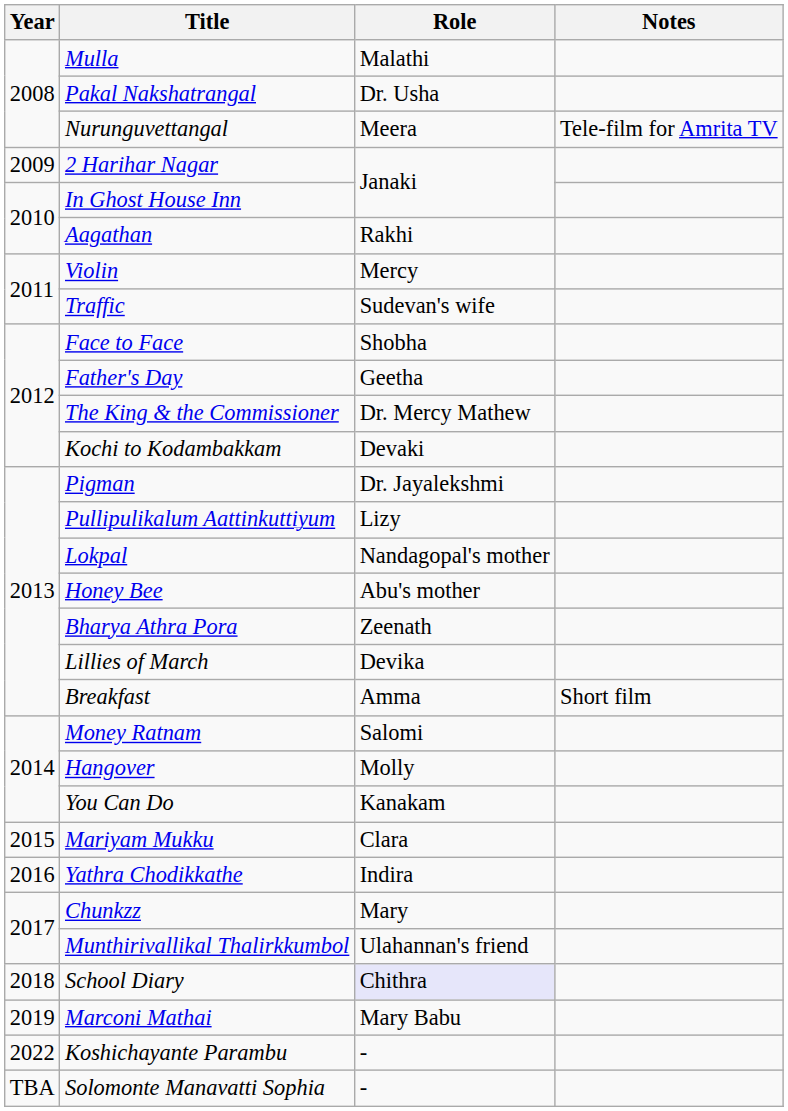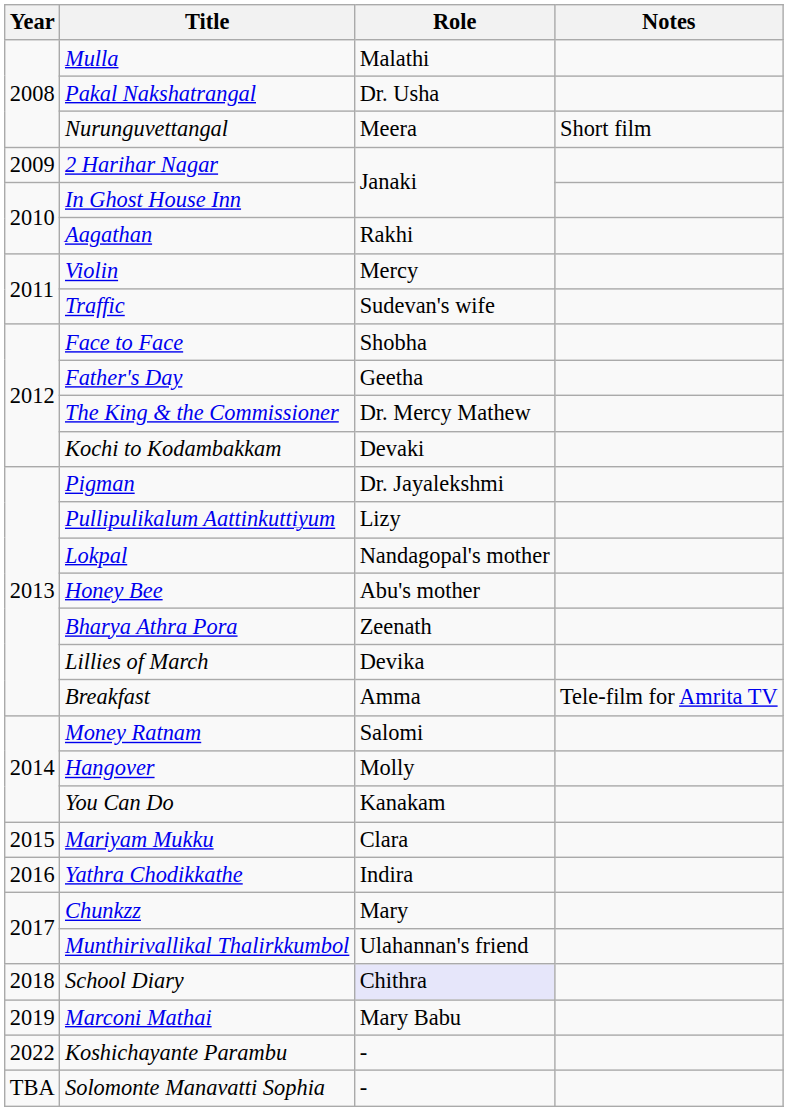(669, 128) Tele-film for Amrita TV -> (606, 128) Short film
(606, 697) Short film -> (669, 697) Tele-film for Amrita TV
